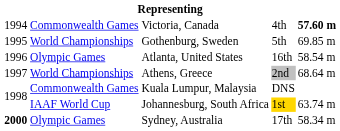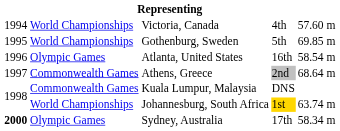(84, 25) Commonwealth Games -> (82, 25) World Championships
(317, 25) bold -> (317, 25) normal
(82, 73) World Championships -> (84, 73) Commonwealth Games
(70, 104) IAAF World Cup -> (82, 104) World Championships
